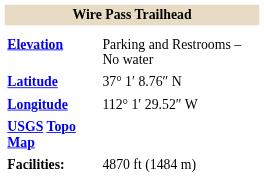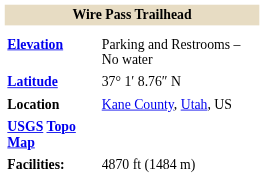- row: (38, 104)
+ row: (33, 104)
